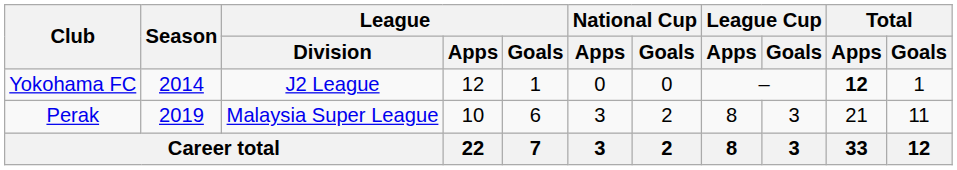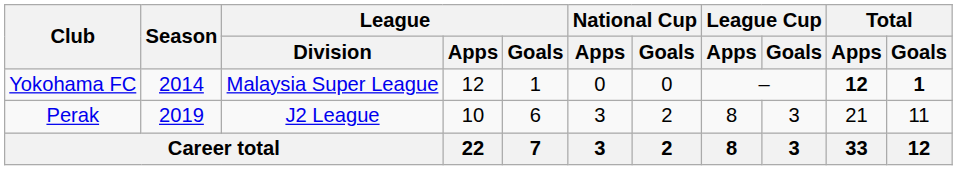(332, 84) J2 League -> (332, 84) Malaysia Super League
(919, 84) normal -> (919, 84) bold
(332, 116) Malaysia Super League -> (332, 116) J2 League
